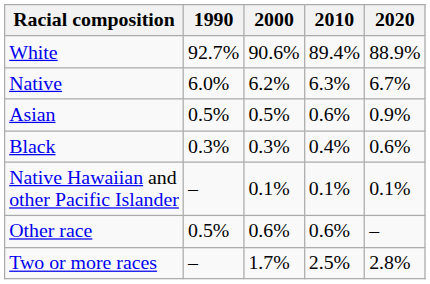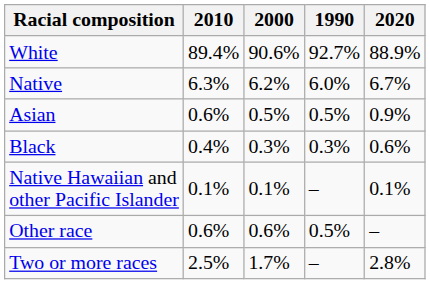columns swapped: (214, 20) <-> (334, 20)
